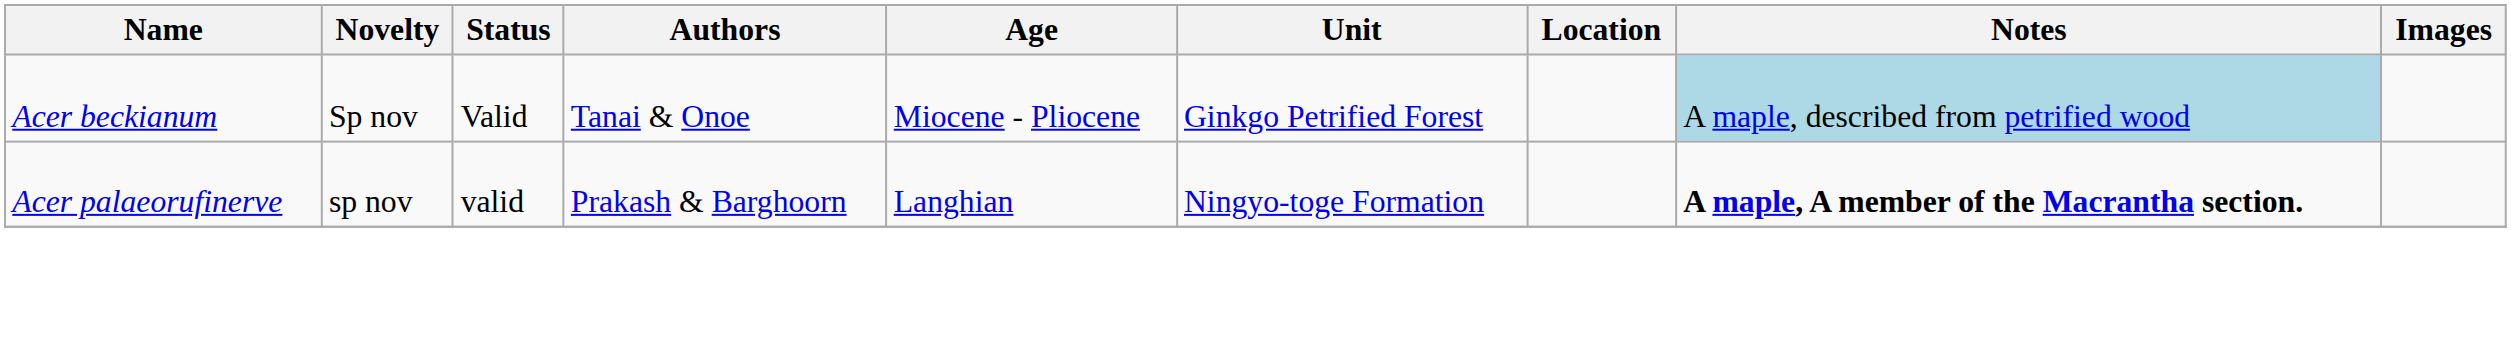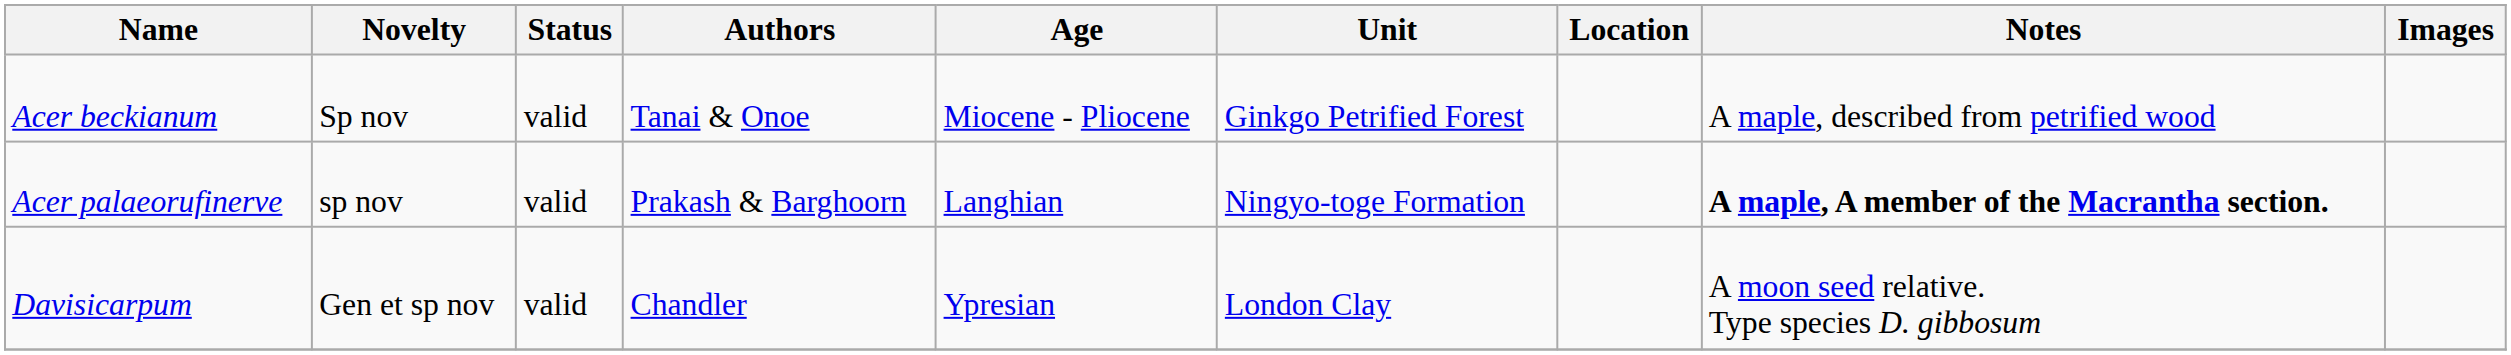(494, 115) Valid -> (555, 115) valid
(1937, 115) lightblue background -> (1962, 115) no background
+ row: (102, 305)
